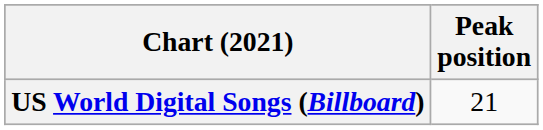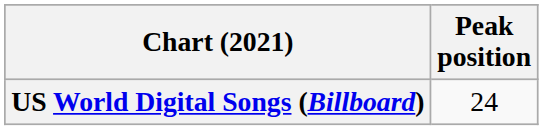(484, 101) 21 -> (484, 101) 24
